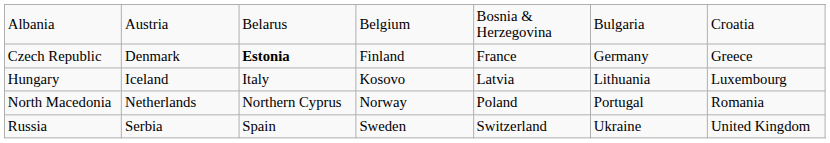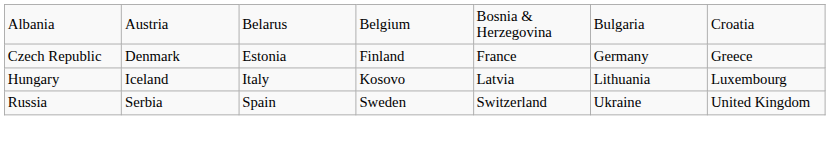(266, 56) bold -> (264, 56) normal
- row: (60, 102)
